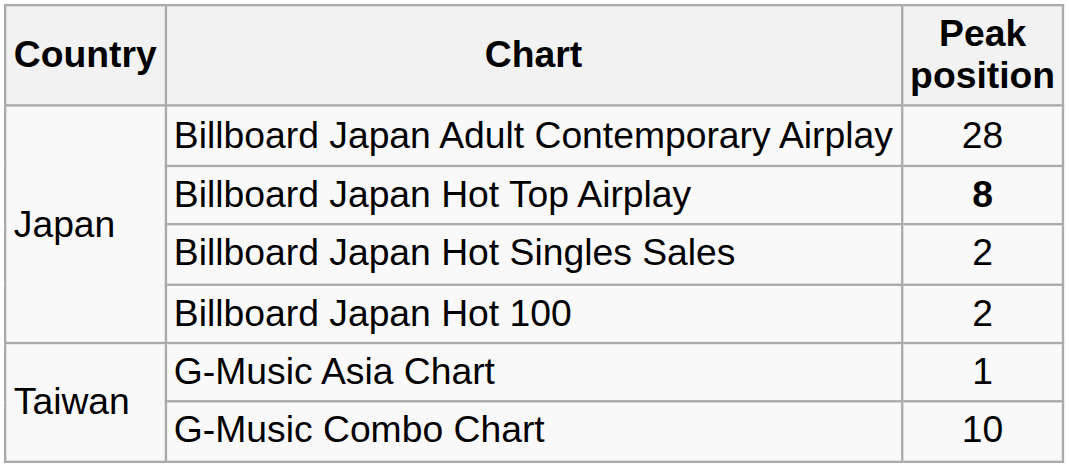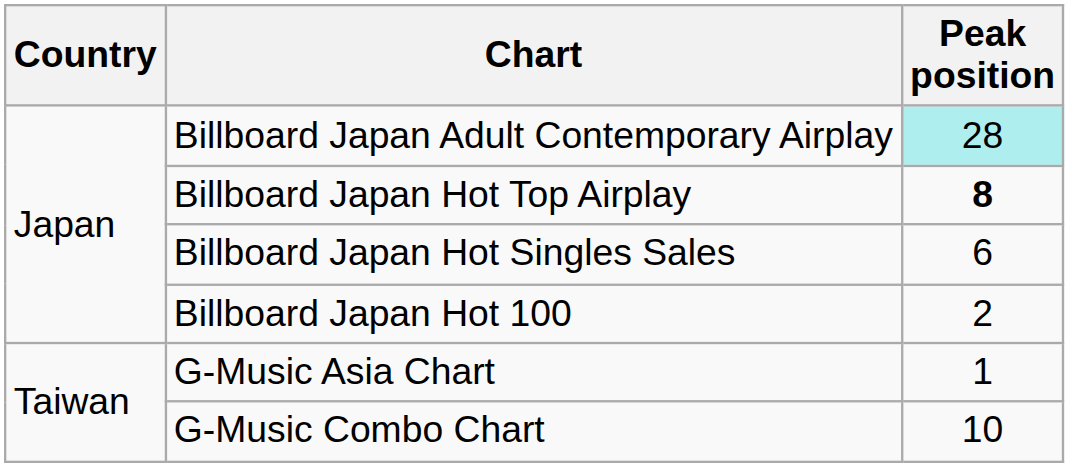(983, 135) no background -> (983, 135) paleturquoise background
(983, 253) 2 -> (983, 253) 6
